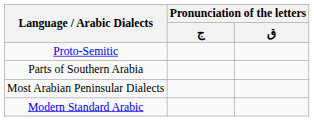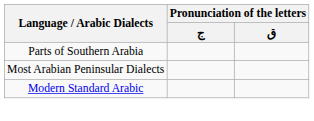- row: (86, 51)
